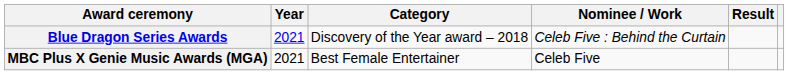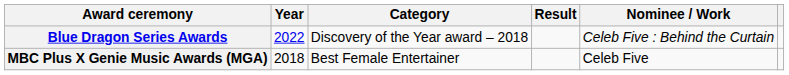columns swapped: (630, 15) <-> (753, 15)
(289, 37) 2021 -> (289, 37) 2022
(289, 59) 2021 -> (289, 59) 2018
